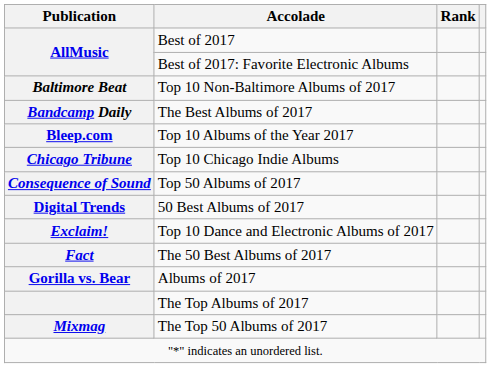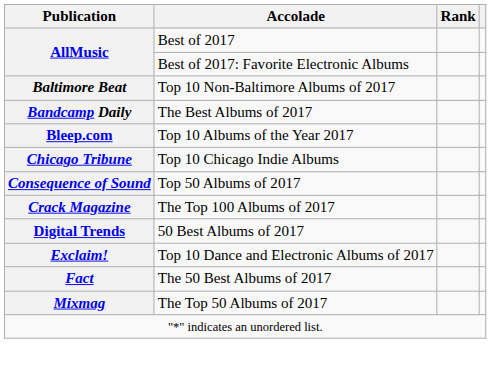+ row: (246, 207)
- row: (207, 278)
- row: (233, 302)
